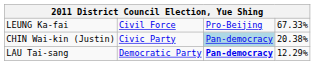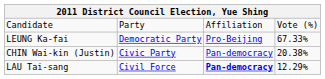+ row: (30, 25)
(147, 25) Civil Force -> (160, 39) Democratic Party
(239, 39) lightblue background -> (239, 53) no background
(160, 53) Democratic Party -> (147, 67) Civil Force
